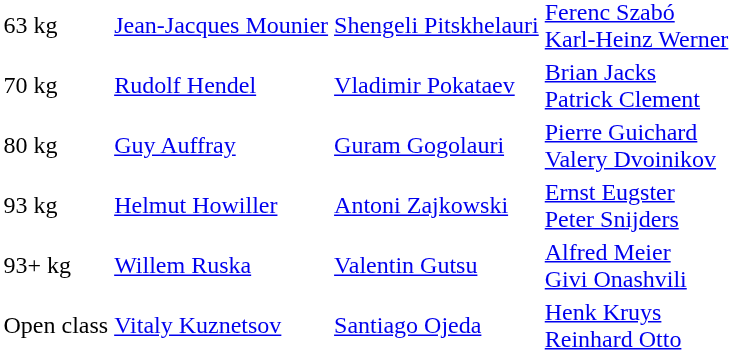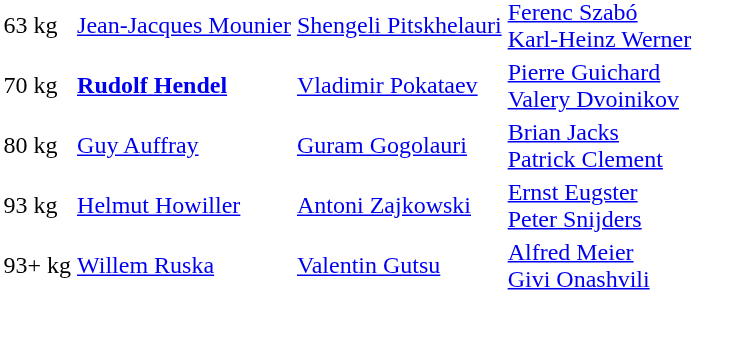(185, 85) normal -> (152, 85) bold
(622, 85) Brian Jacks Patrick Clement -> (593, 85) Pierre Guichard Valery Dvoinikov
(630, 145) Pierre Guichard Valery Dvoinikov -> (585, 145) Brian Jacks Patrick Clement
- row: (56, 325)
